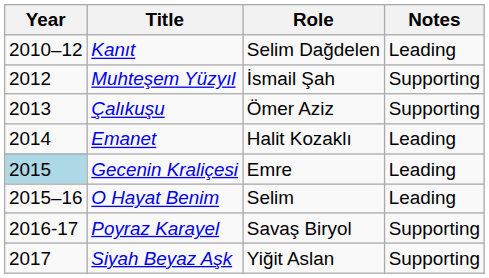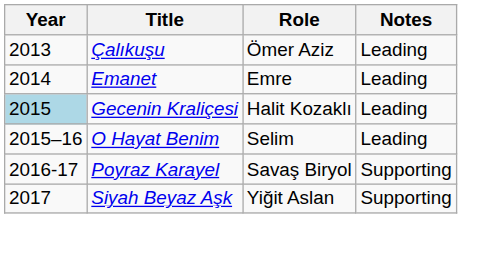- row: (113, 50)
- row: (163, 80)
(434, 109) Supporting -> (394, 50) Leading
(299, 139) Halit Kozaklı -> (269, 80) Emre
(269, 169) Emre -> (299, 109) Halit Kozaklı
